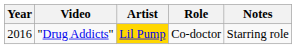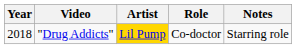(20, 33) 2016 -> (20, 33) 2018
